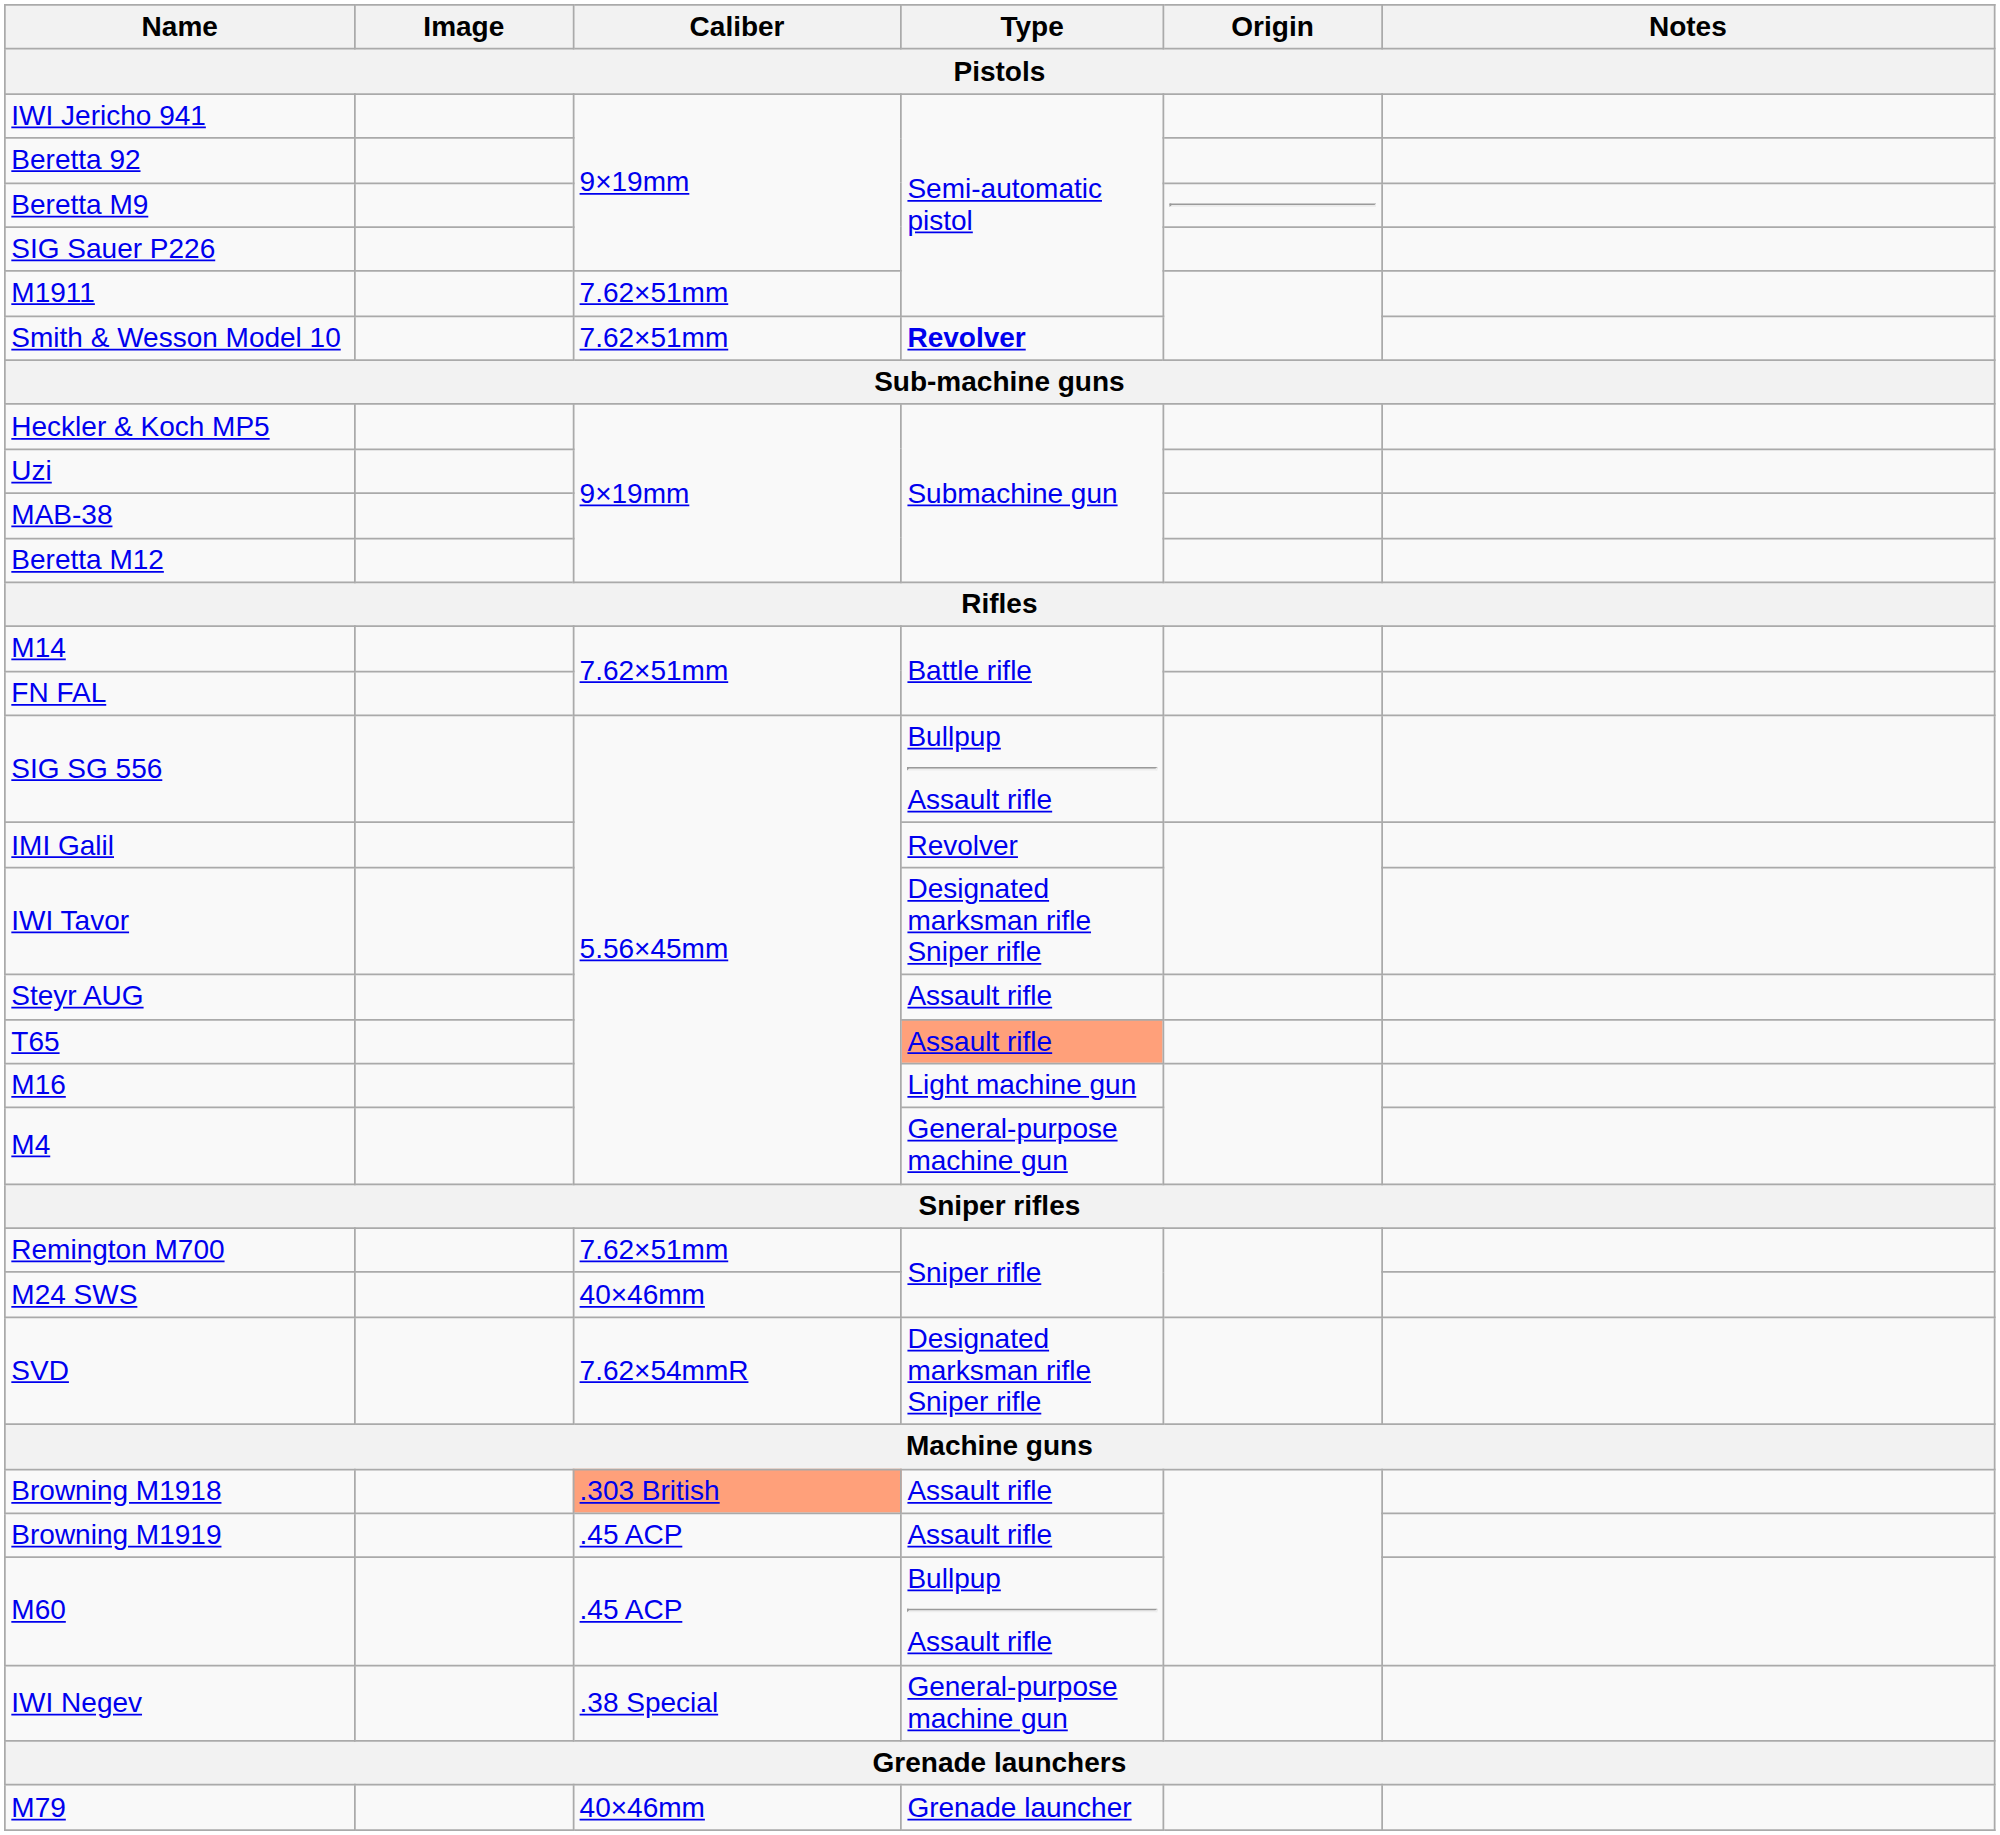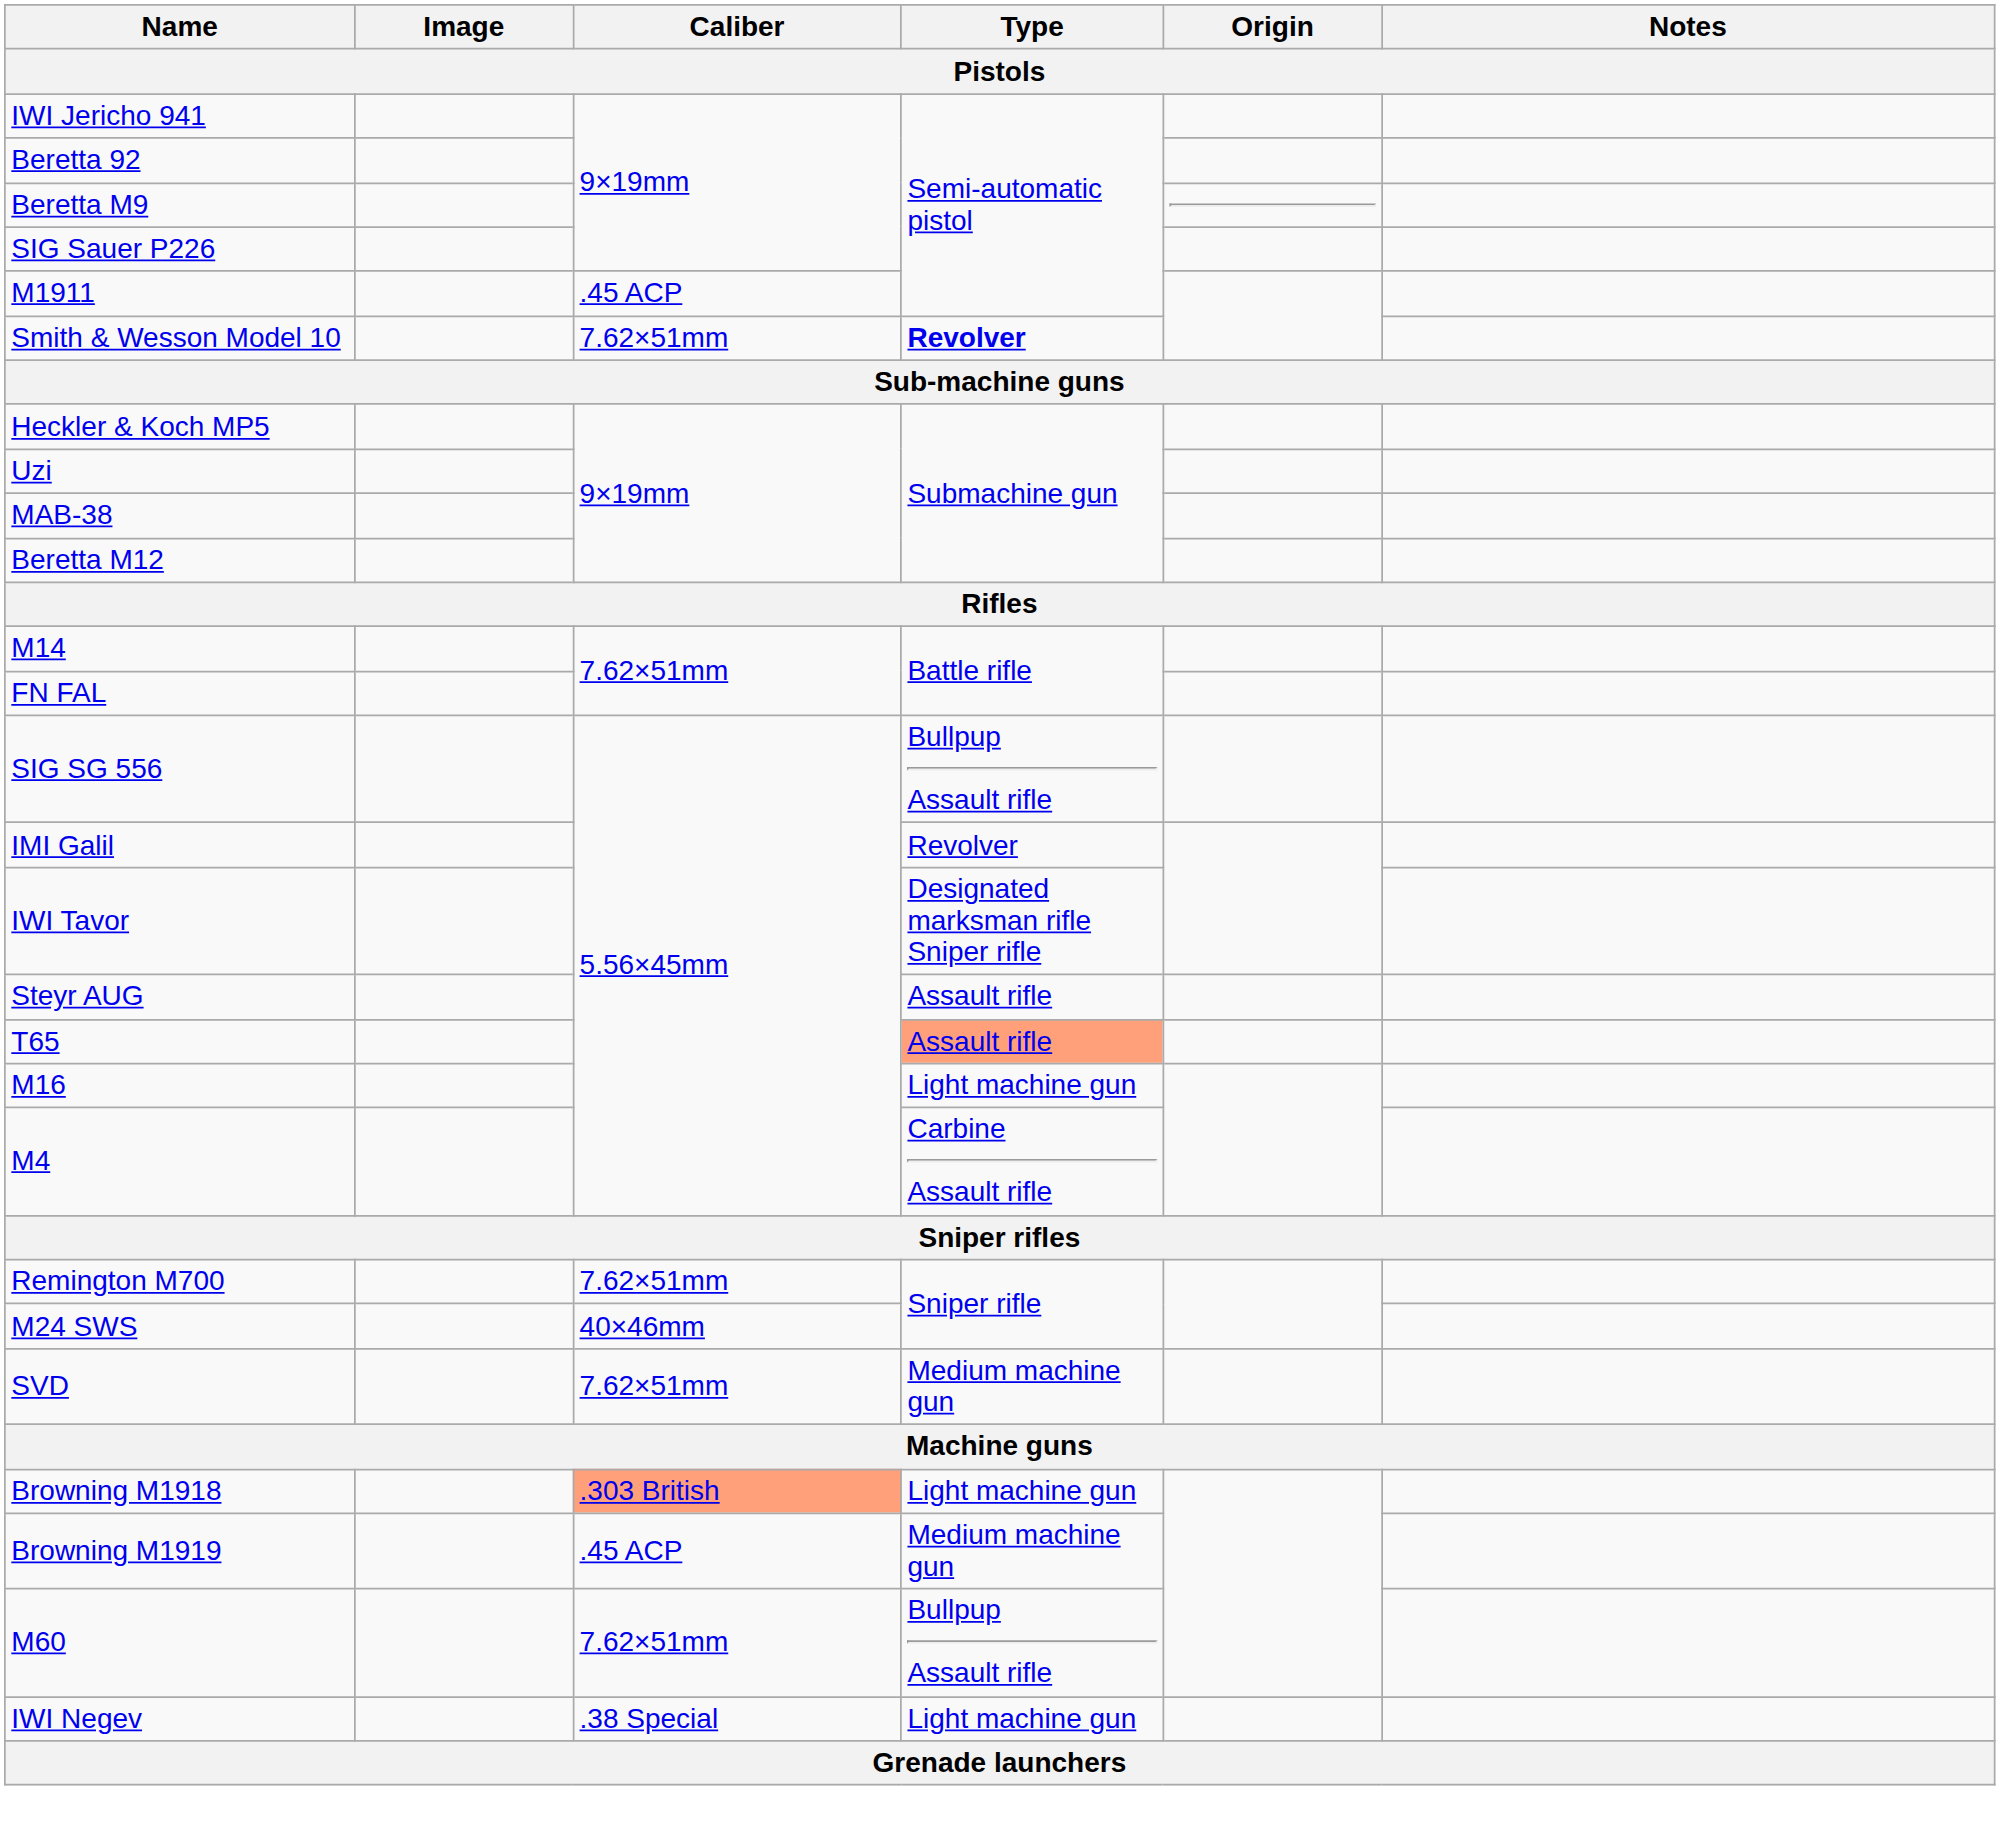(654, 293) 7.62×51mm -> (631, 293) .45 ACP
(1013, 1145) General-purpose machine gun -> (1032, 1161) Carbine Assault rifle
(664, 1370) 7.62×54mmR -> (654, 1386) 7.62×51mm
(999, 1370) Designated marksman rifle Sniper rifle -> (1014, 1386) Medium machine gun
(980, 1490) Assault rifle -> (1022, 1490) Light machine gun
(980, 1534) Assault rifle -> (1014, 1550) Medium machine gun
(631, 1610) .45 ACP -> (654, 1642) 7.62×51mm
(1013, 1702) General-purpose machine gun -> (1022, 1718) Light machine gun
- row: (39, 1807)
